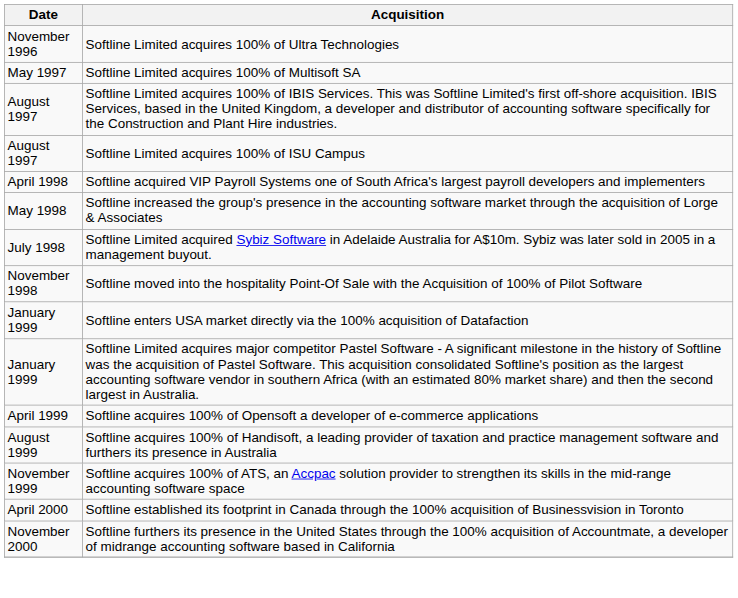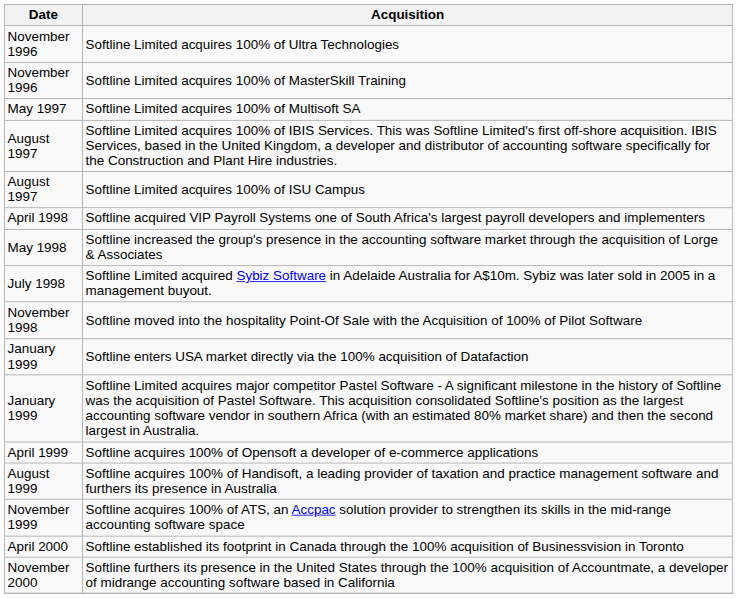+ row: (246, 80)
